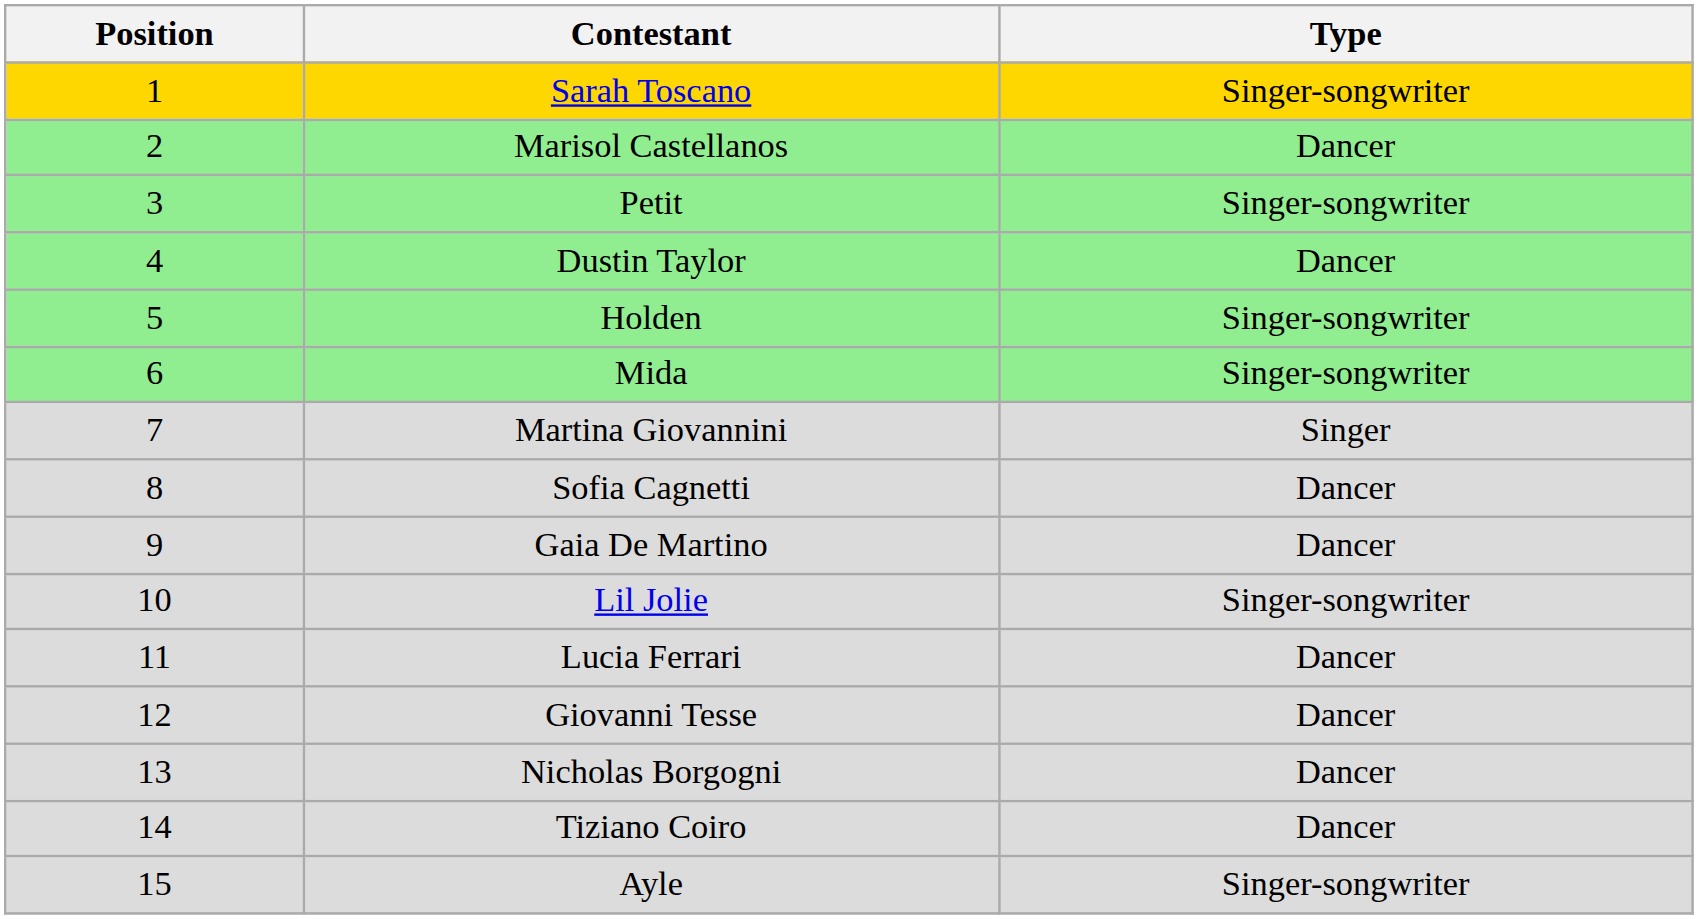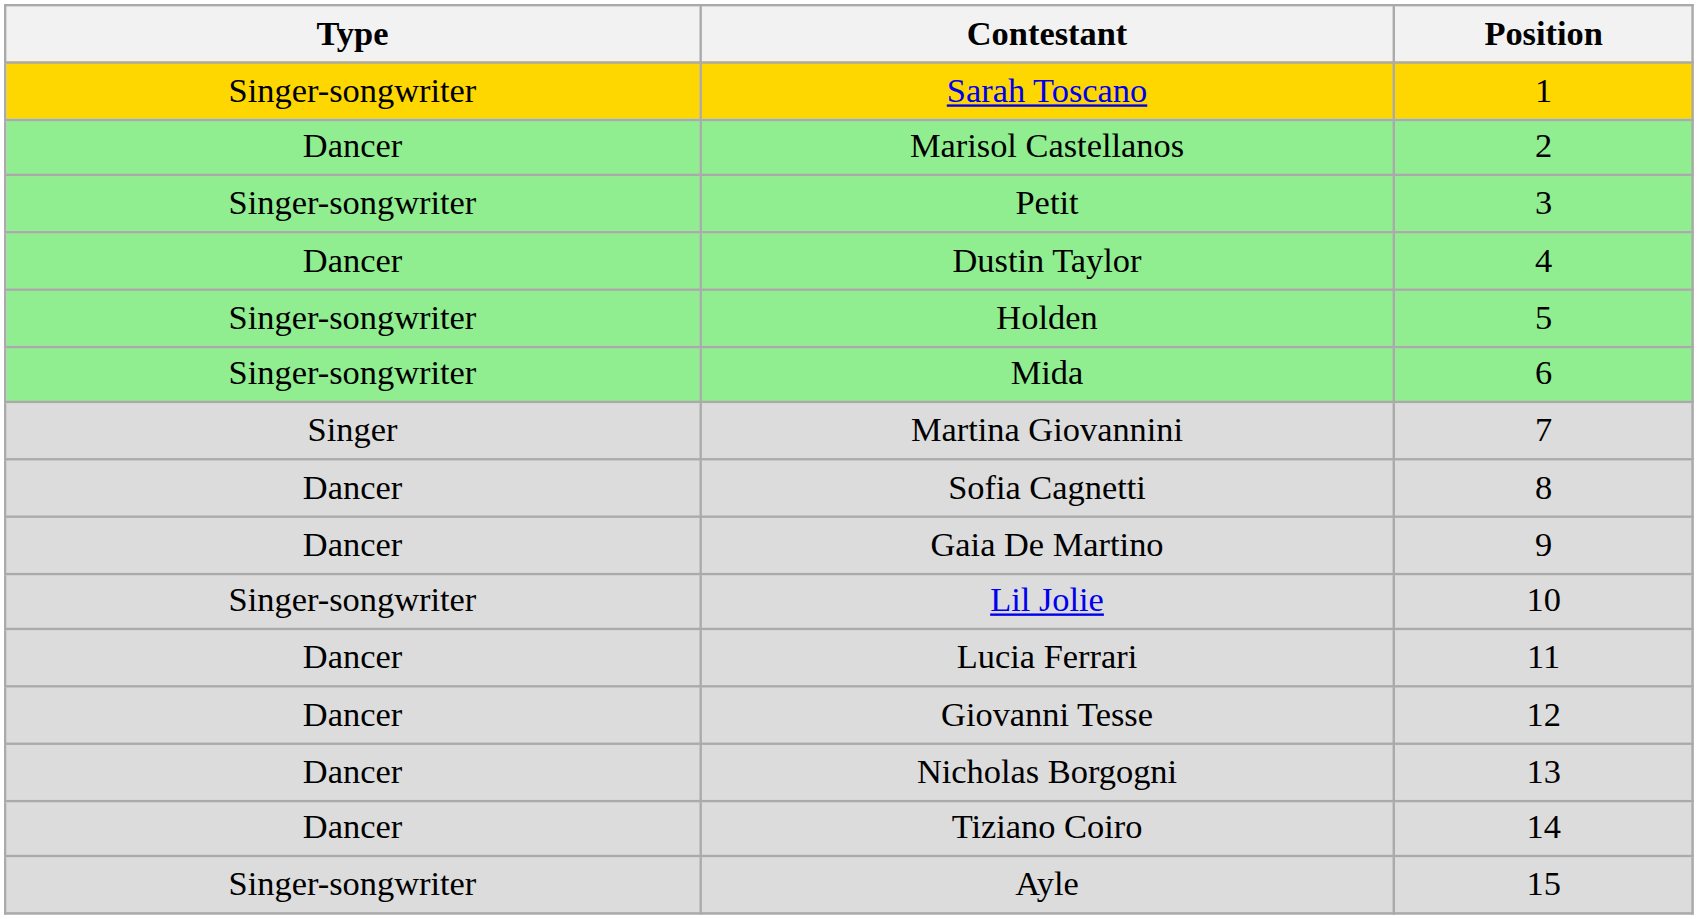columns swapped: (155, 33) <-> (1346, 33)
